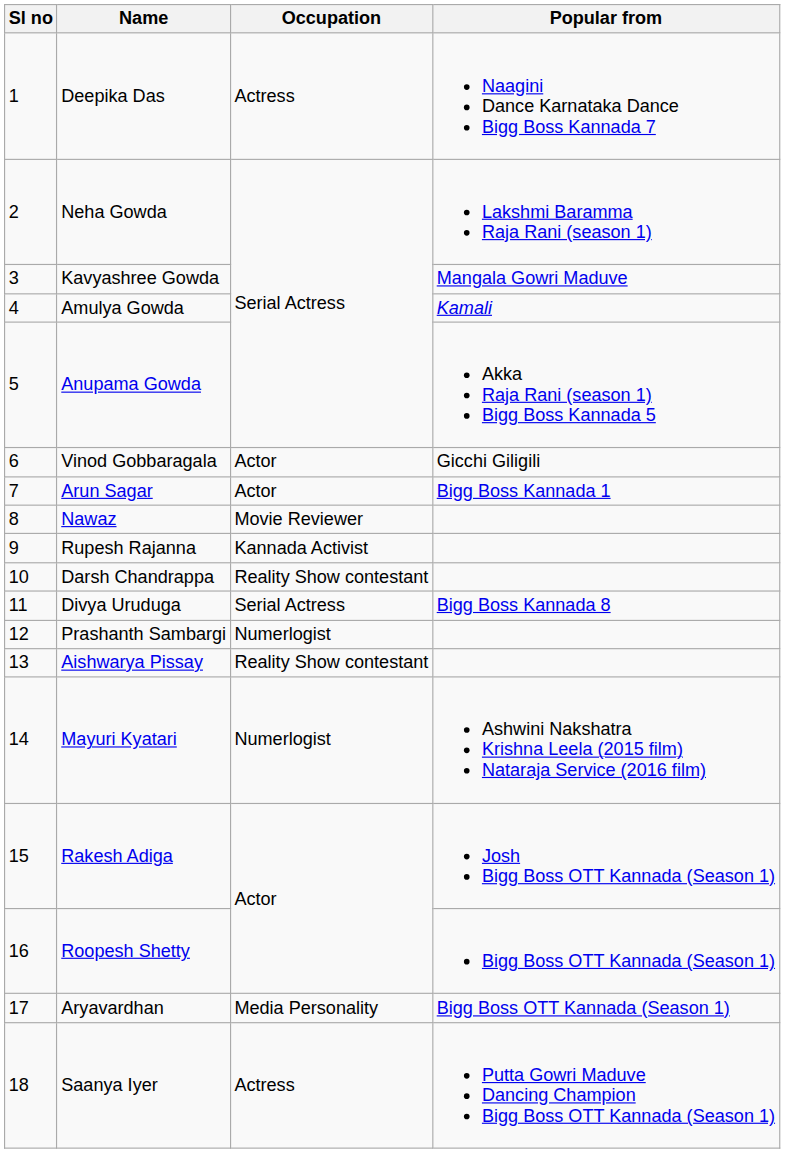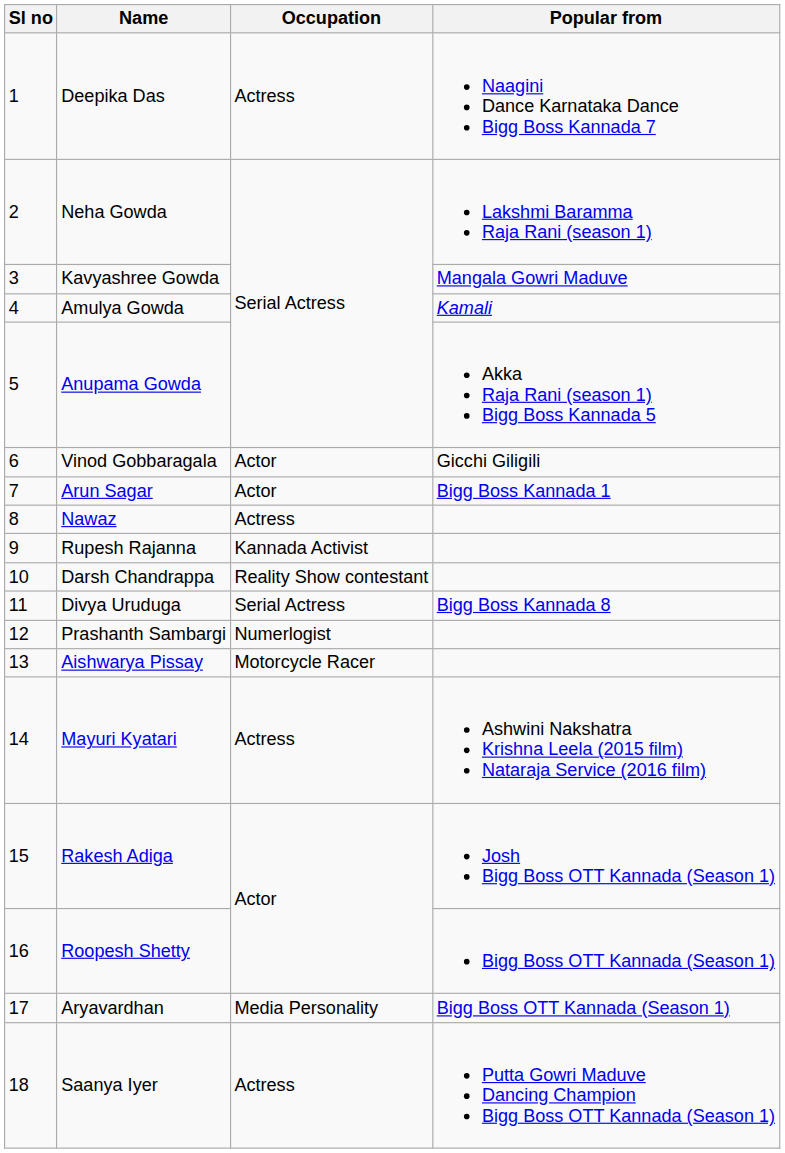(299, 519) Movie Reviewer -> (265, 519) Actress
(331, 662) Reality Show contestant -> (305, 662) Motorcycle Racer
(283, 740) Numerlogist -> (265, 740) Actress
